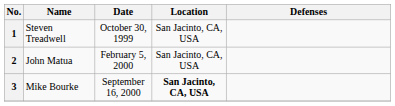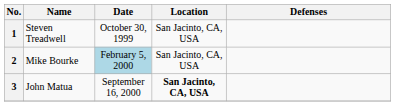(49, 60) John Matua -> (52, 60) Mike Bourke
(123, 60) no background -> (123, 60) lightblue background
(52, 87) Mike Bourke -> (49, 87) John Matua
